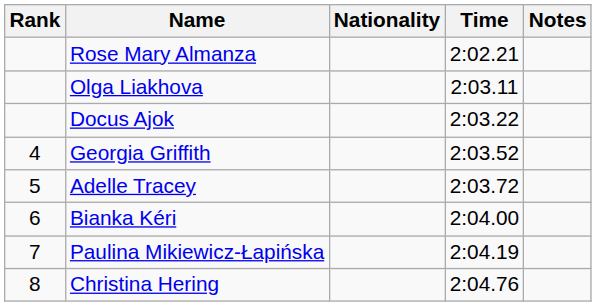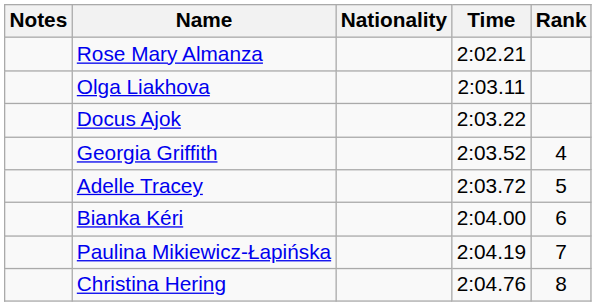columns swapped: (35, 20) <-> (558, 20)
